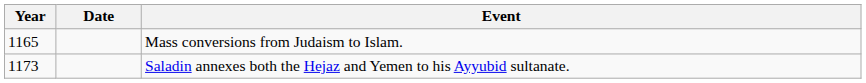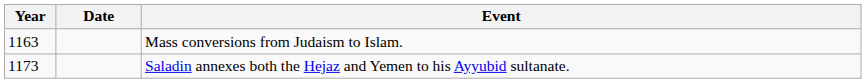(23, 41) 1165 -> (23, 41) 1163
